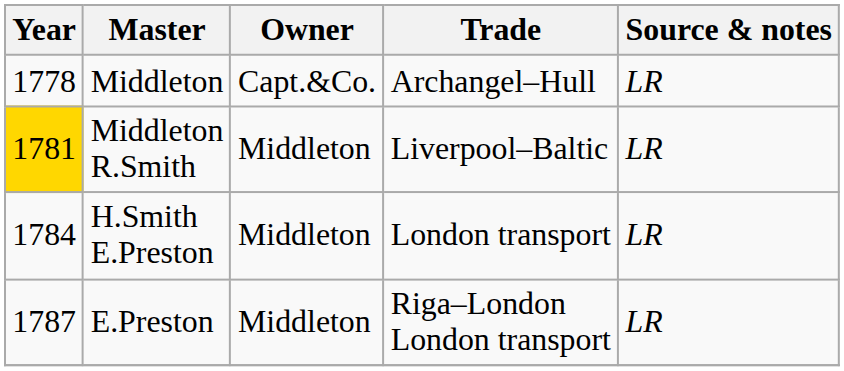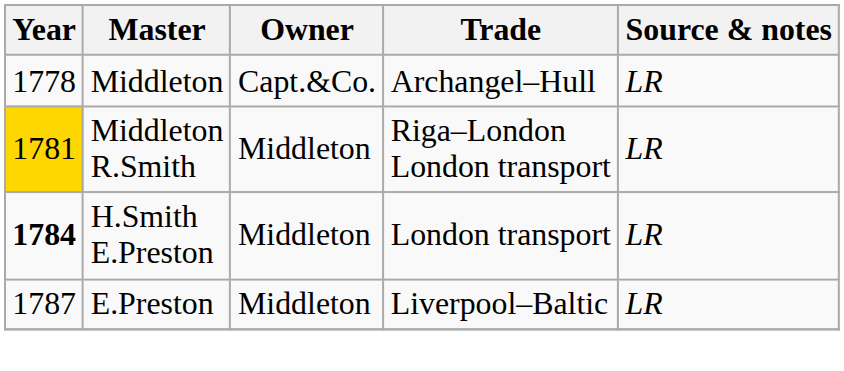(499, 148) Liverpool–Baltic -> (501, 148) Riga–London London transport
(44, 234) normal -> (44, 234) bold
(501, 321) Riga–London London transport -> (499, 303) Liverpool–Baltic
